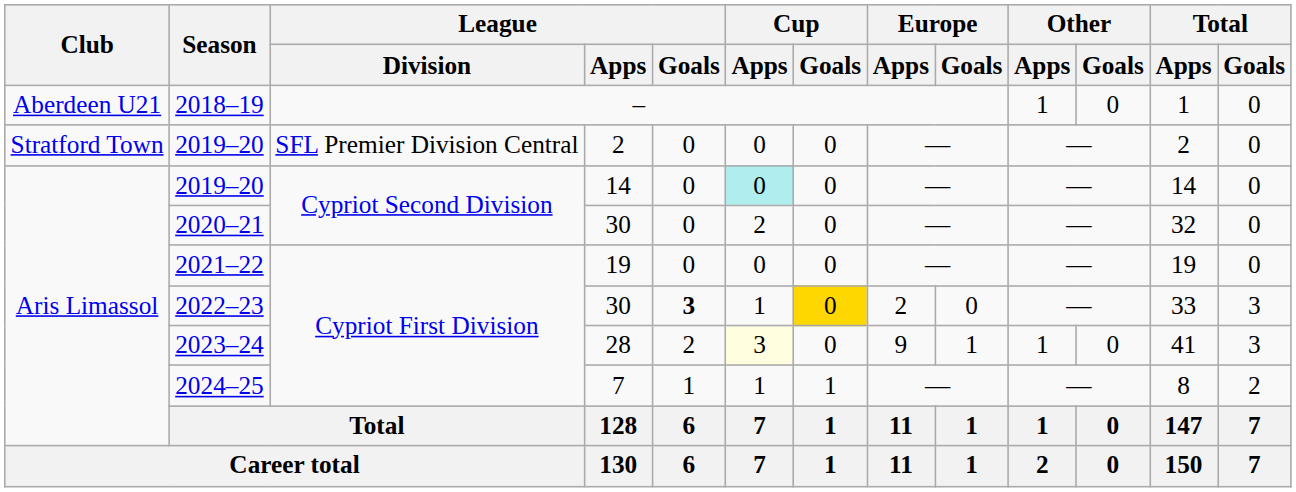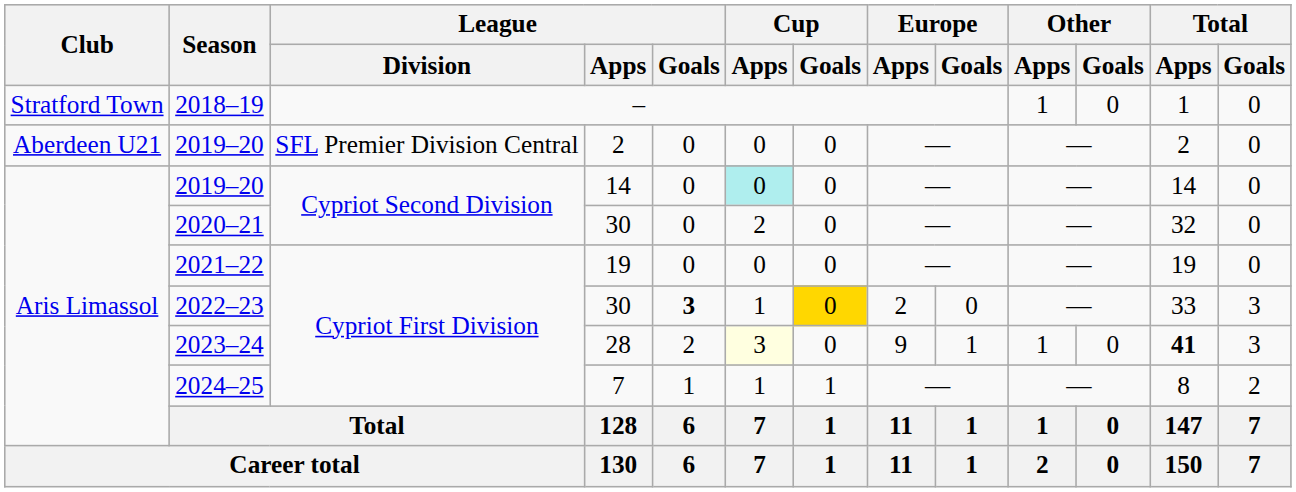(87, 104) Aberdeen U21 -> (87, 104) Stratford Town
(87, 144) Stratford Town -> (87, 144) Aberdeen U21
(1184, 345) normal -> (1184, 345) bold
